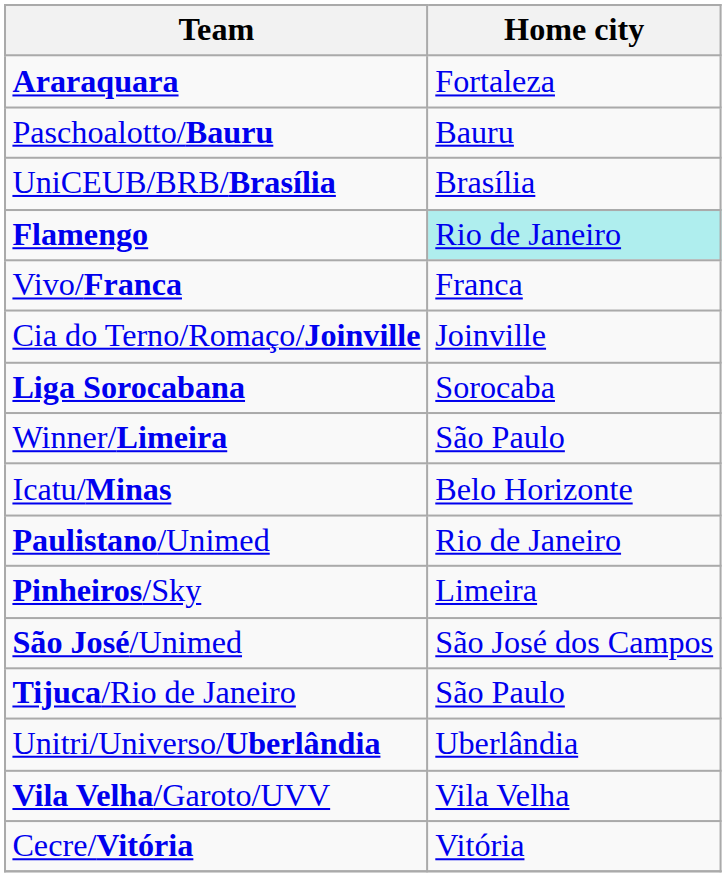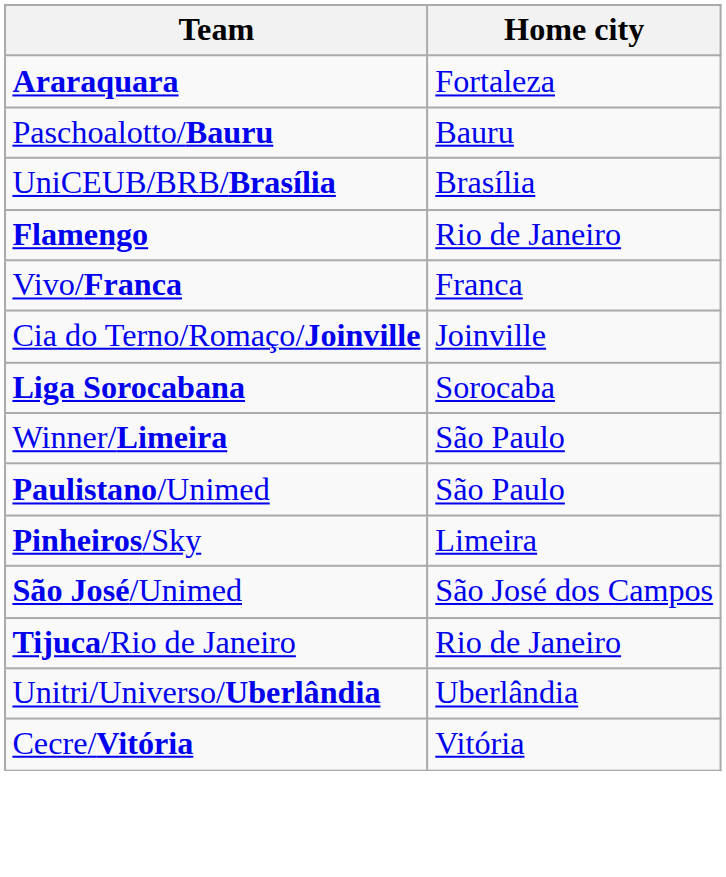(528, 234) paleturquoise background -> (528, 234) no background
- row: (92, 489)
(528, 540) Rio de Janeiro -> (500, 489) São Paulo
(500, 693) São Paulo -> (528, 642) Rio de Janeiro
- row: (171, 795)
